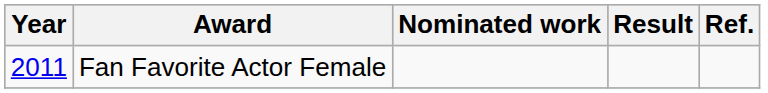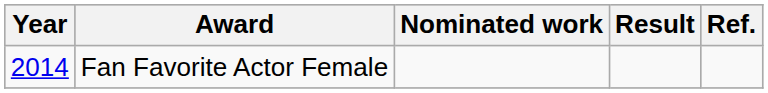(39, 66) 2011 -> (40, 66) 2014
